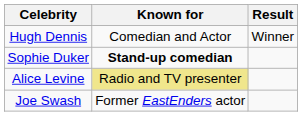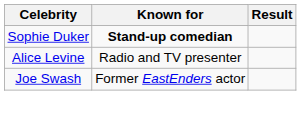- row: (48, 36)
(170, 79) khaki background -> (170, 57) no background
